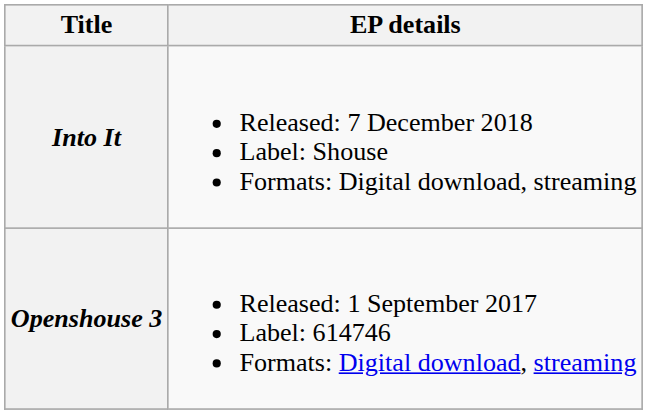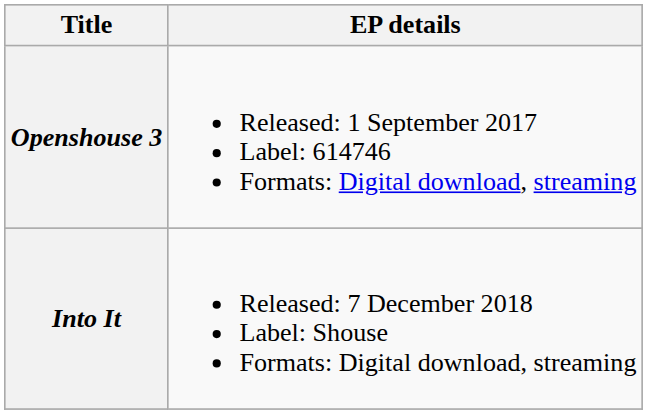rows swapped: (87, 318) <-> (87, 136)
